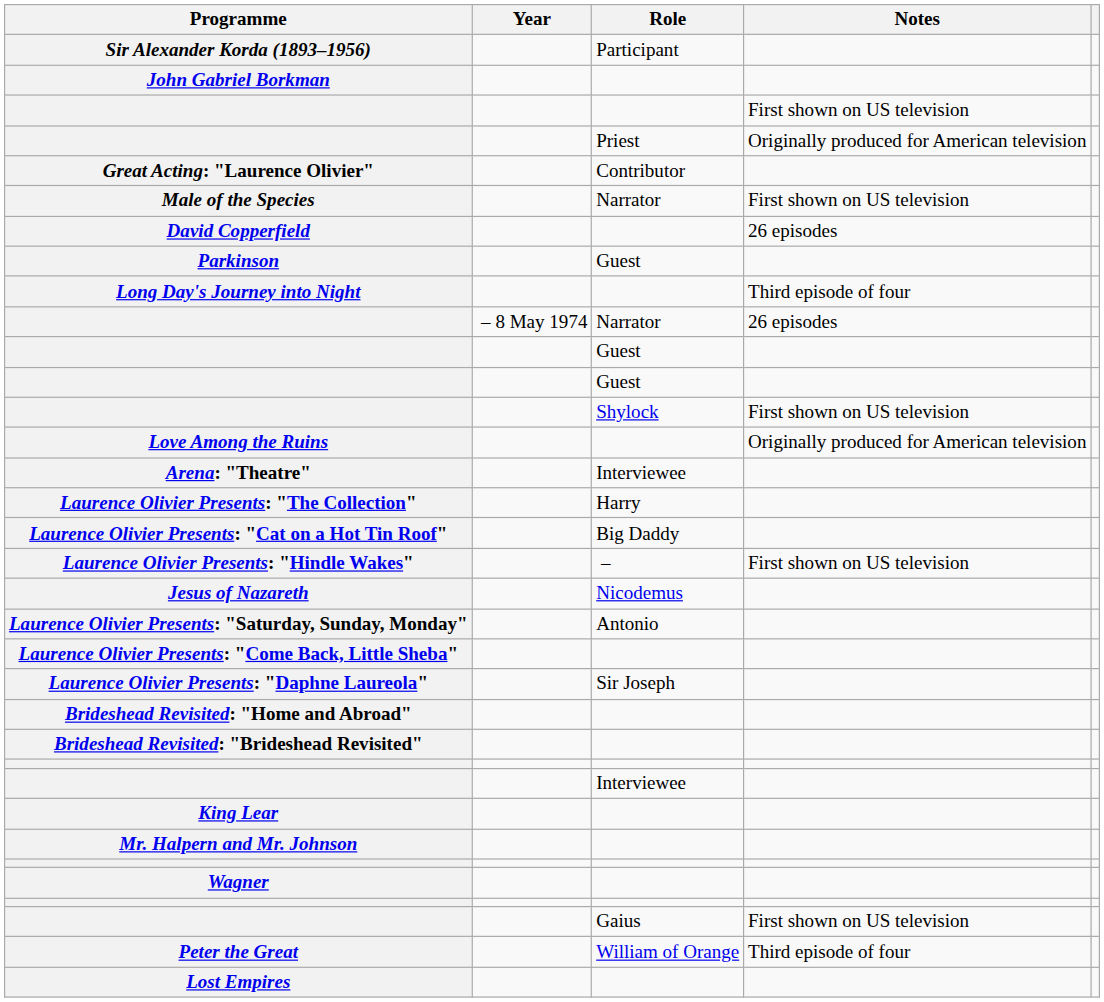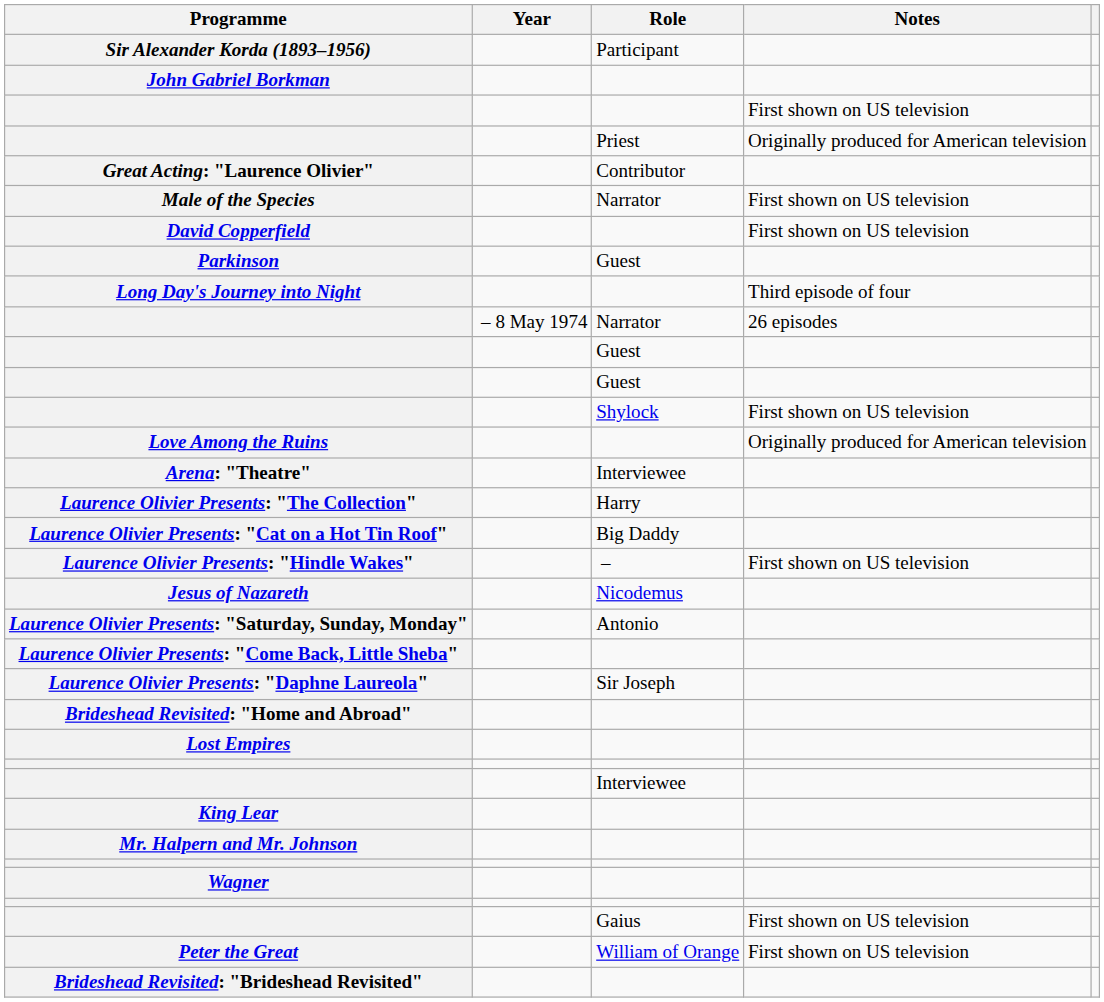(793, 230) 26 episodes -> (859, 230) First shown on US television
rows swapped: (238, 744) <-> (238, 982)
(829, 951) Third episode of four -> (859, 951) First shown on US television
